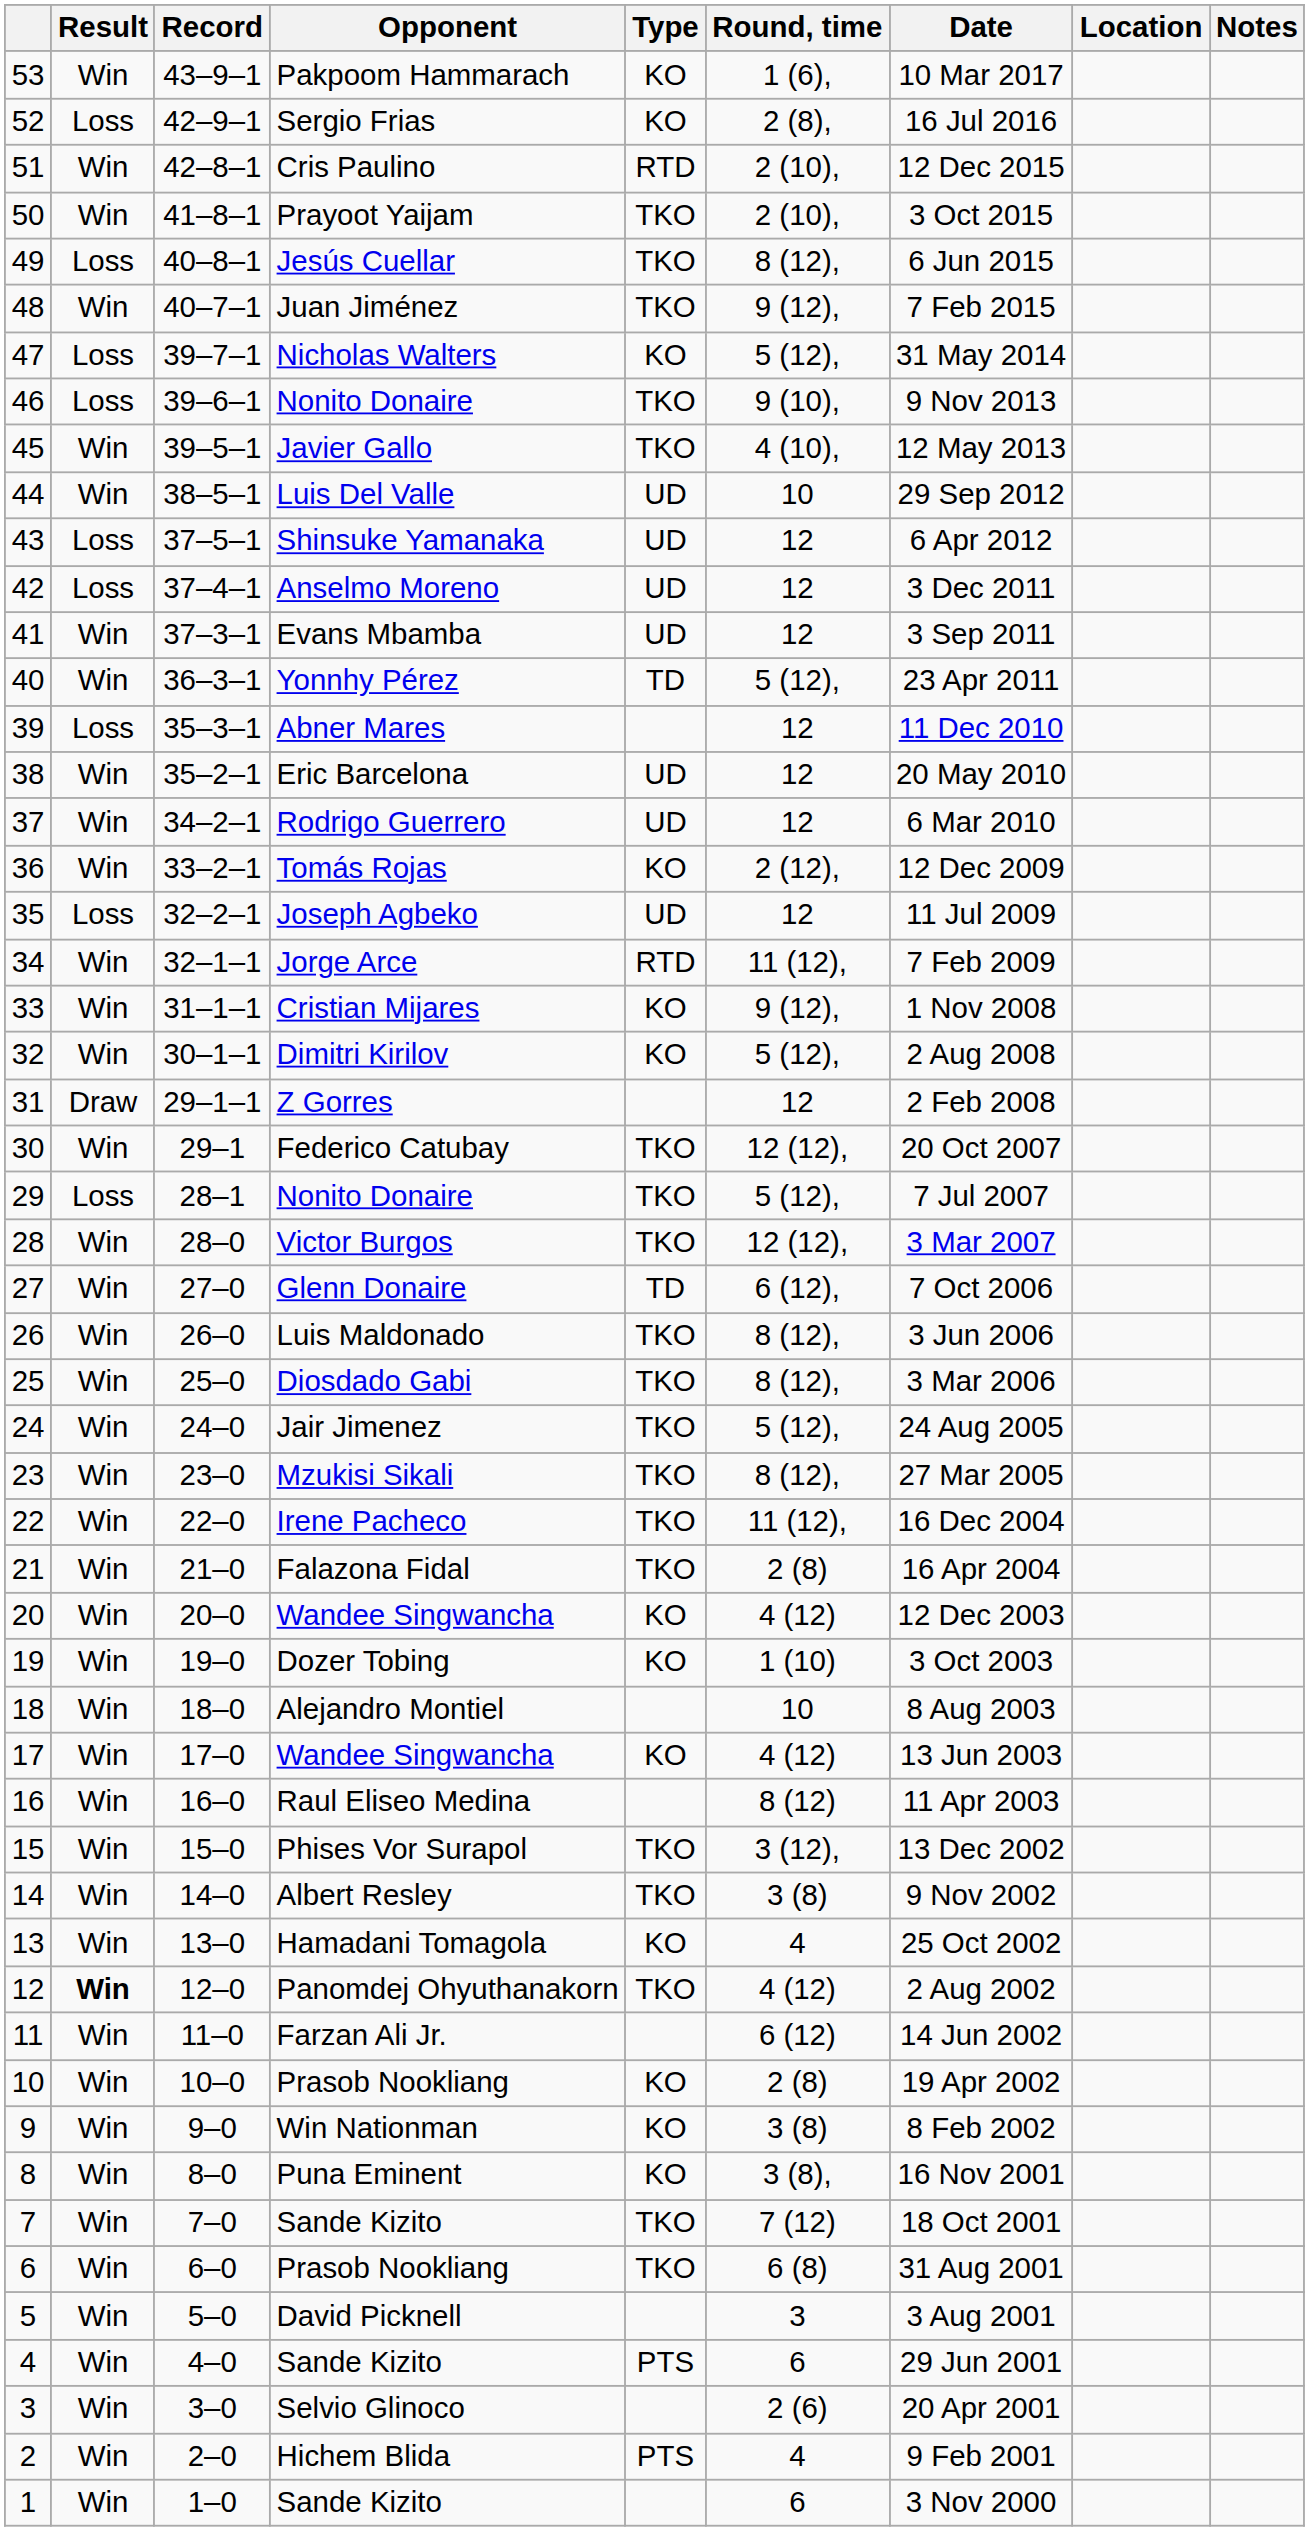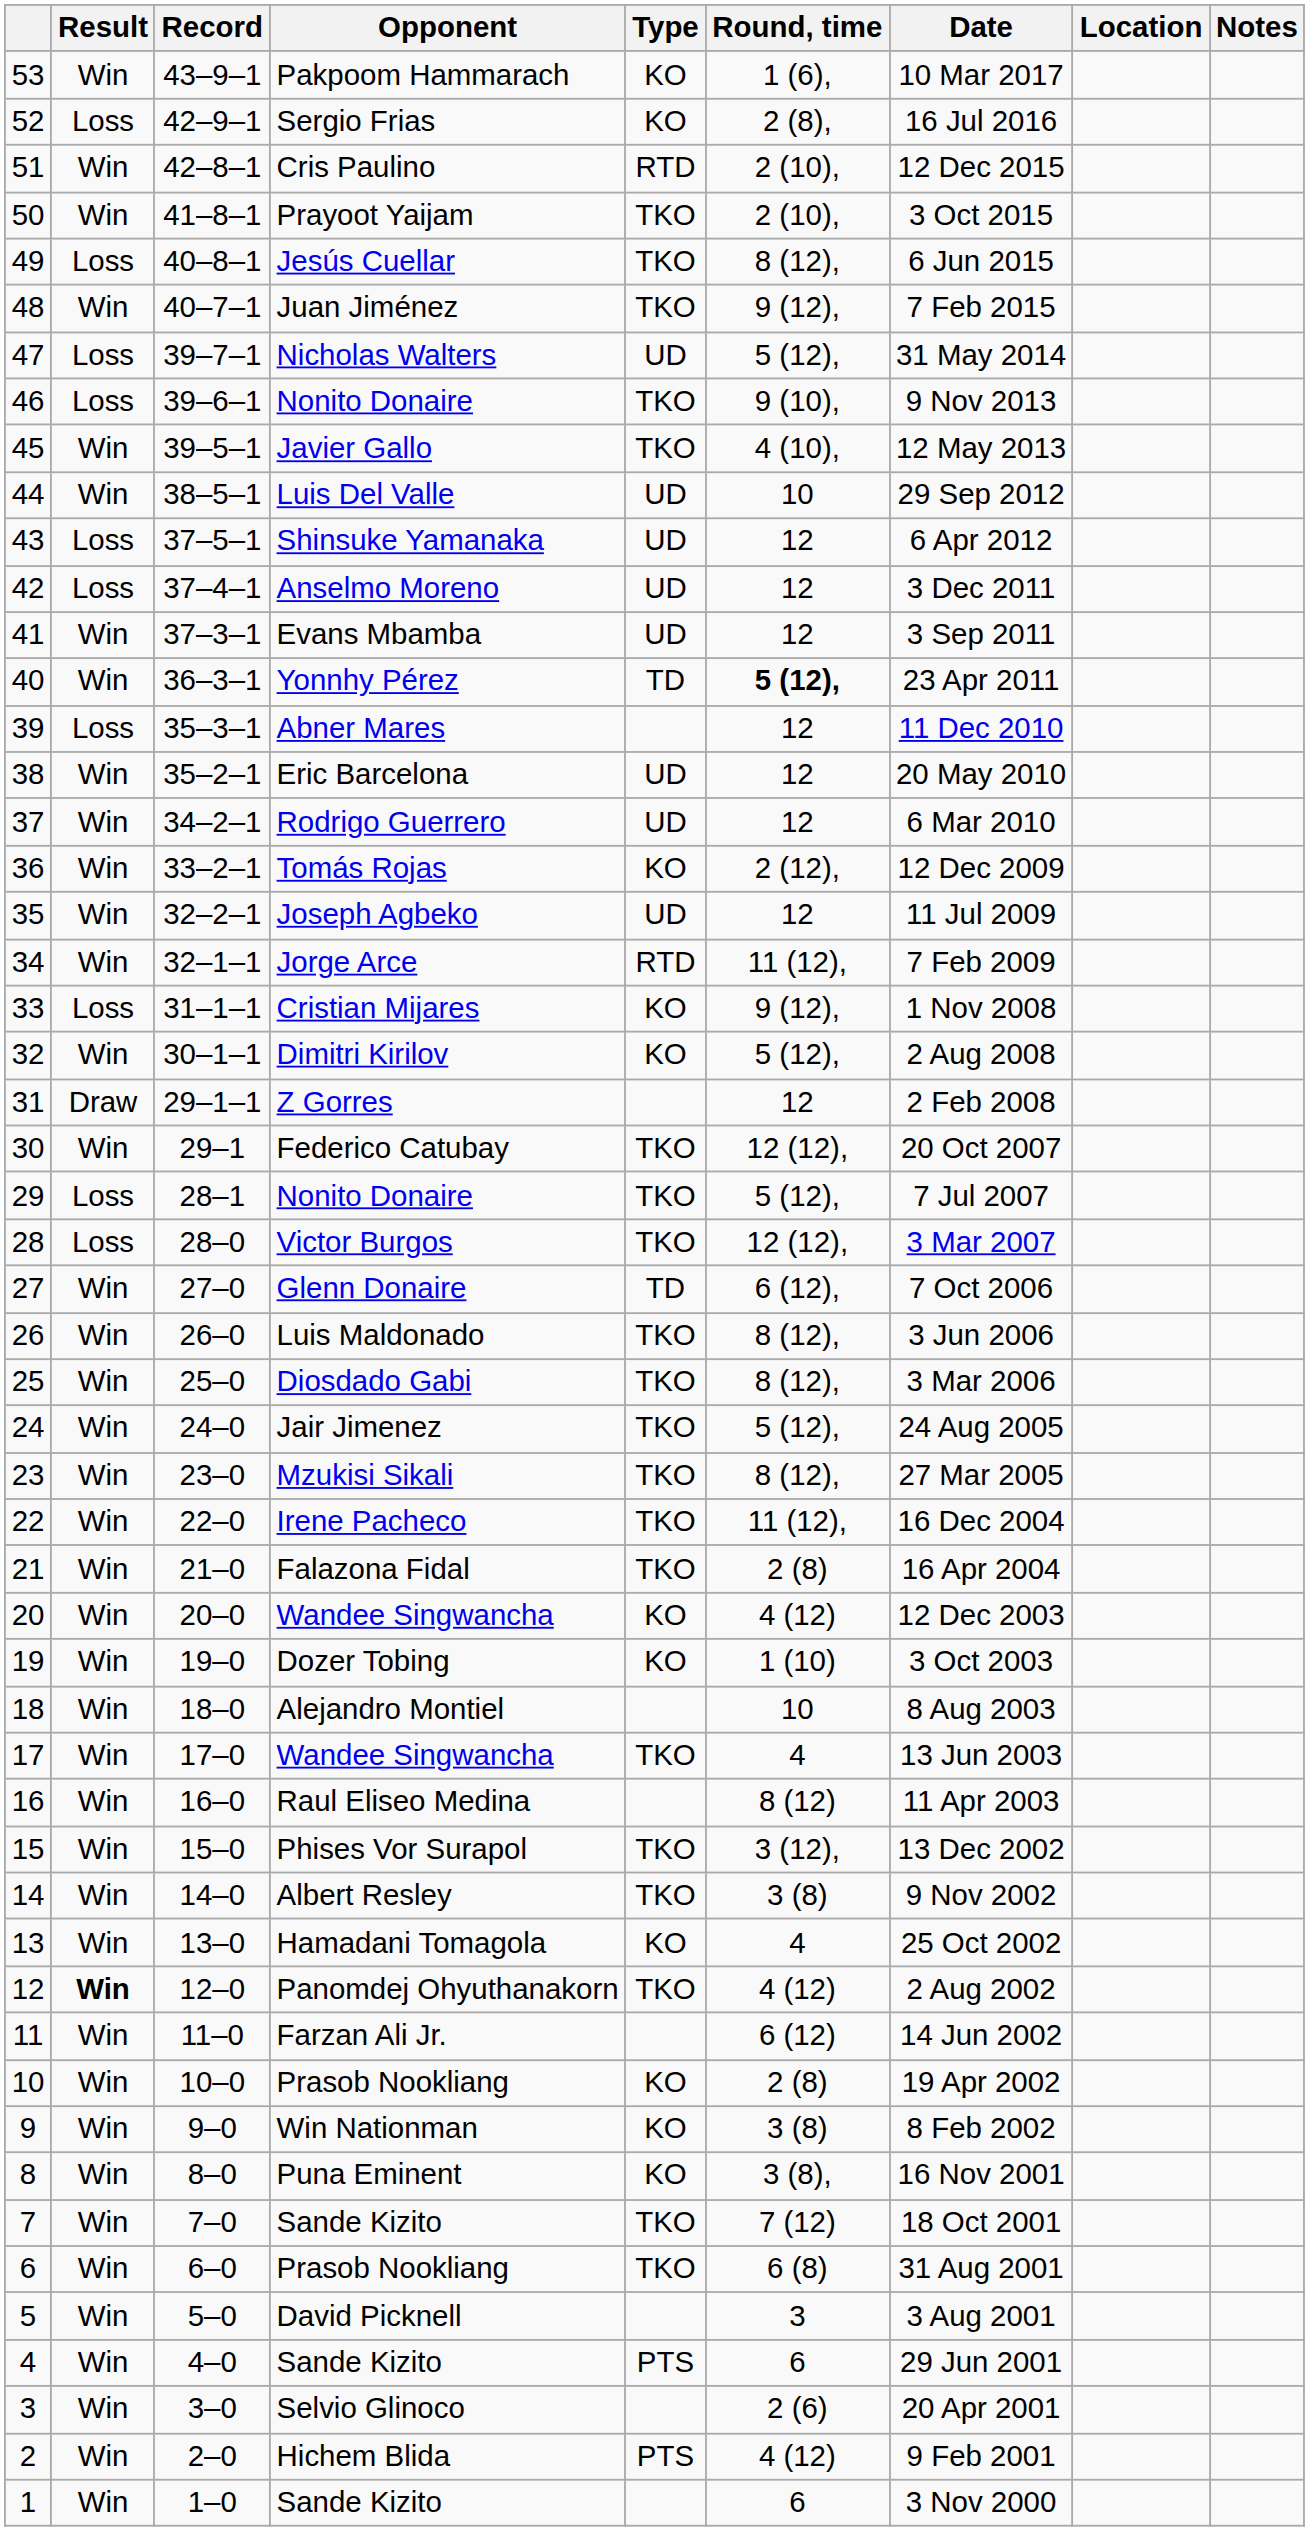(665, 354) KO -> (665, 354) UD
(797, 681) normal -> (797, 681) bold
(103, 914) Loss -> (103, 914) Win
(103, 1008) Win -> (103, 1008) Loss
(103, 1241) Win -> (103, 1241) Loss
(665, 1755) KO -> (665, 1755) TKO
(797, 1755) 4 (12) -> (797, 1755) 4
(797, 2455) 4 -> (797, 2455) 4 (12)
